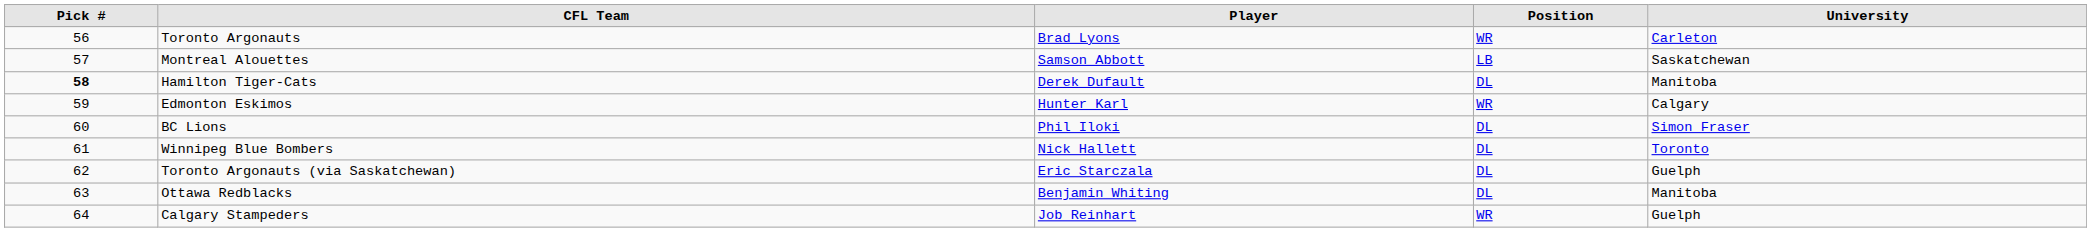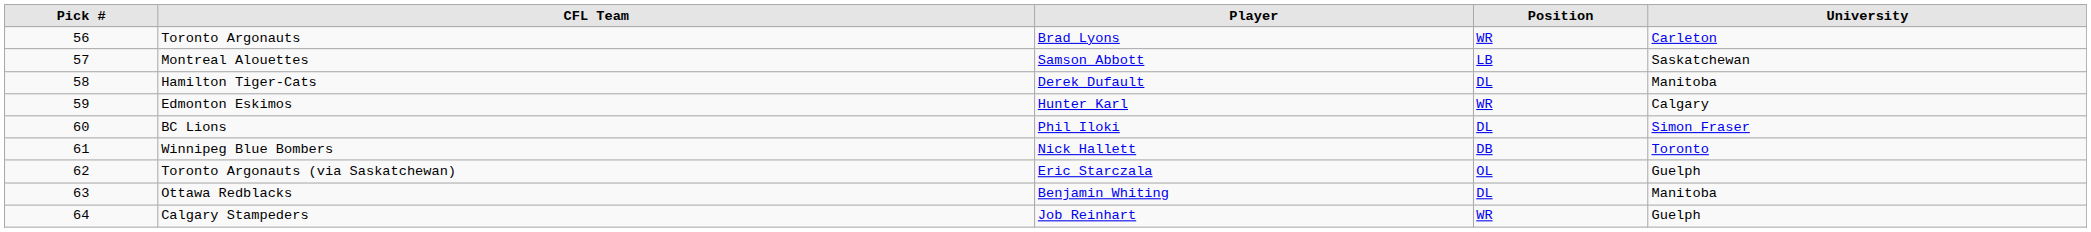(81, 82) bold -> (81, 82) normal
(1484, 149) DL -> (1484, 149) DB
(1484, 171) DL -> (1484, 171) OL
